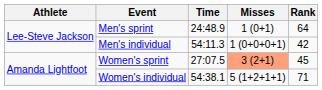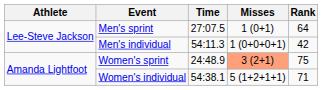(208, 29) 24:48.9 -> (208, 29) 27:07.5
(208, 61) 27:07.5 -> (208, 61) 24:48.9
(303, 61) 45 -> (303, 61) 75
